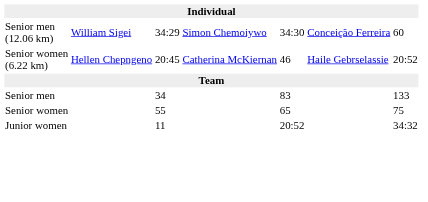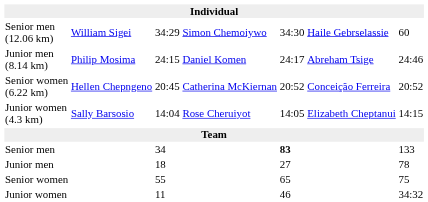(349, 32) Conceição Ferreira -> (348, 32) Haile Gebrselassie
+ row: (29, 59)
(285, 59) 46 -> (292, 86) 20:52
(348, 59) Haile Gebrselassie -> (349, 86) Conceição Ferreira
+ row: (36, 113)
(285, 95) normal -> (285, 150) bold
+ row: (29, 164)
(292, 125) 20:52 -> (285, 194) 46
